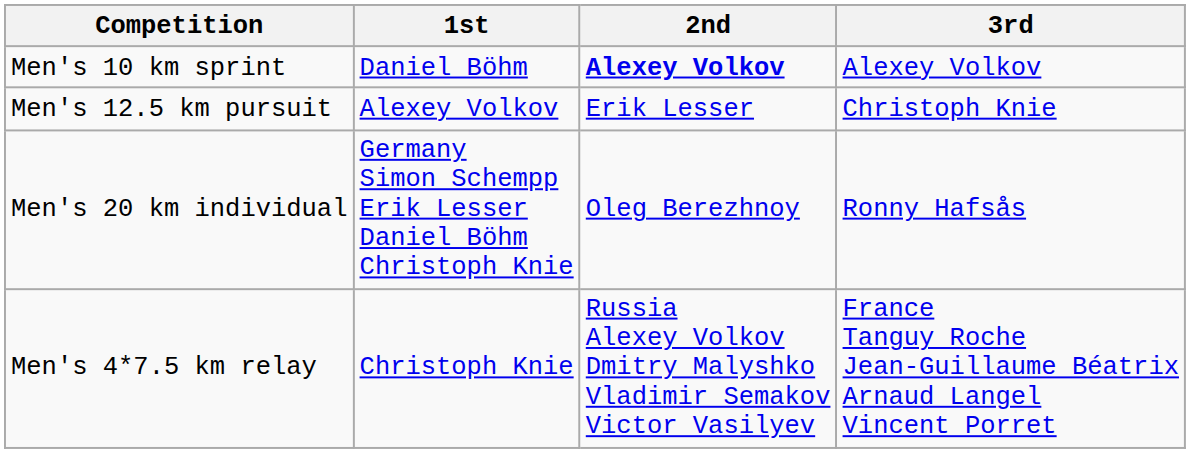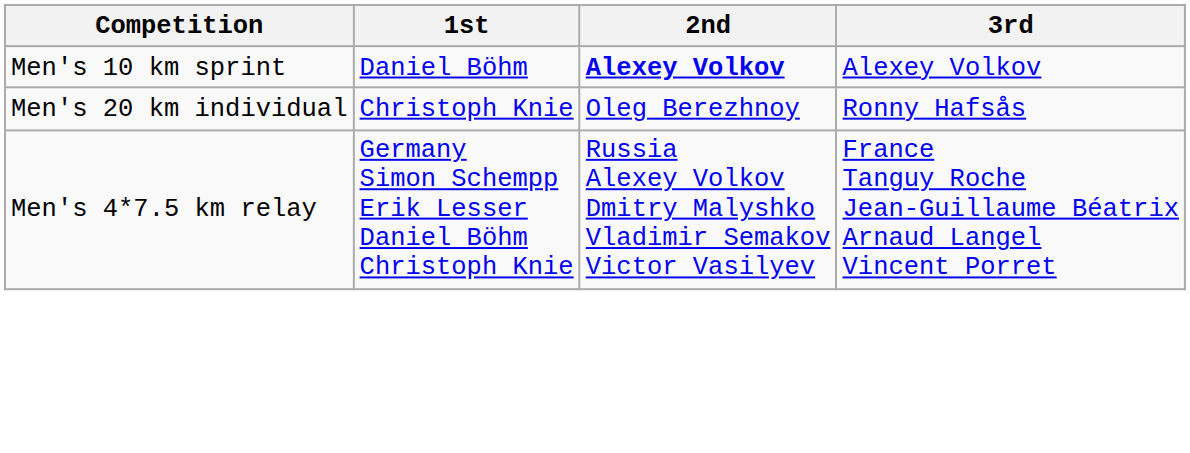- row: (172, 109)
(467, 209) Germany Simon Schempp Erik Lesser Daniel Böhm Christoph Knie -> (467, 109) Christoph Knie
(467, 368) Christoph Knie -> (467, 209) Germany Simon Schempp Erik Lesser Daniel Böhm Christoph Knie
